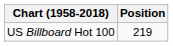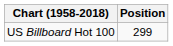(143, 31) 219 -> (143, 31) 299
